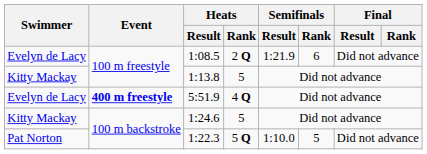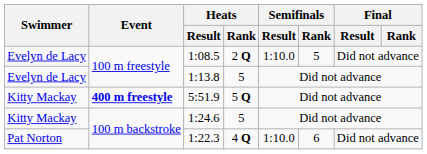(279, 56) 1:21.9 -> (279, 56) 1:10.0
(316, 56) 6 -> (316, 56) 5
(42, 77) Kitty Mackay -> (47, 77) Evelyn de Lacy
(47, 97) Evelyn de Lacy -> (42, 97) Kitty Mackay
(241, 97) 4 Q -> (241, 97) 5 Q
(241, 139) 5 Q -> (241, 139) 4 Q
(316, 139) 5 -> (316, 139) 6
